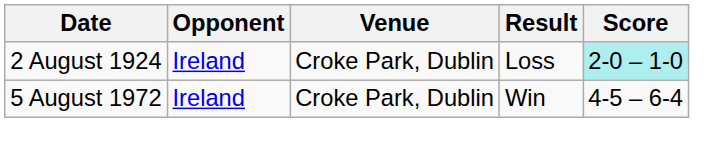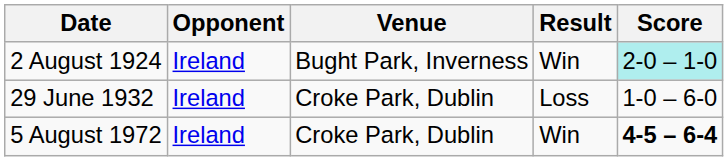(395, 60) Croke Park, Dublin -> (412, 60) Bught Park, Inverness
(530, 60) Loss -> (560, 60) Win
+ row: (82, 98)
(636, 98) normal -> (670, 135) bold
